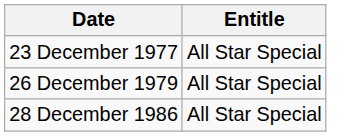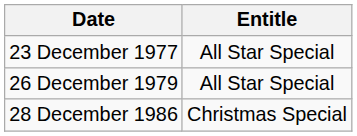(254, 114) All Star Special -> (267, 114) Christmas Special
